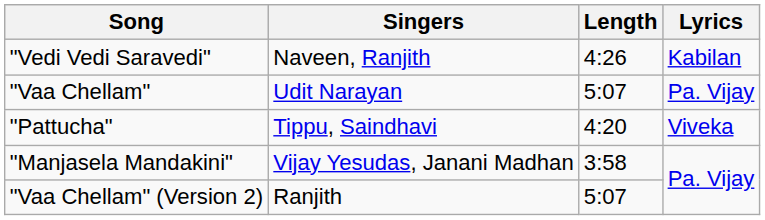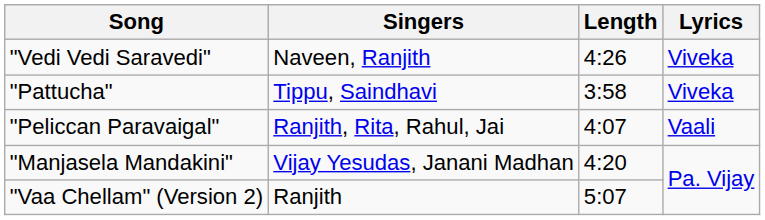(704, 57) Kabilan -> (701, 57) Viveka
- row: (80, 92)
(605, 127) 4:20 -> (605, 92) 3:58
+ row: (115, 127)
(605, 162) 3:58 -> (605, 162) 4:20
